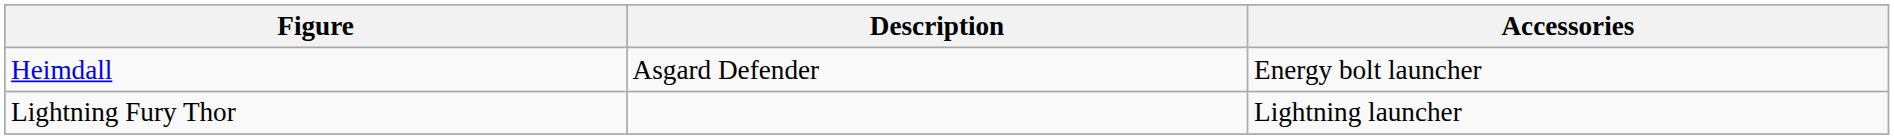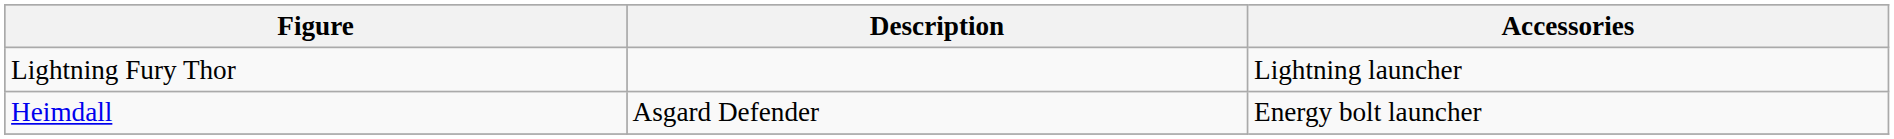rows swapped: (62, 69) <-> (123, 112)
